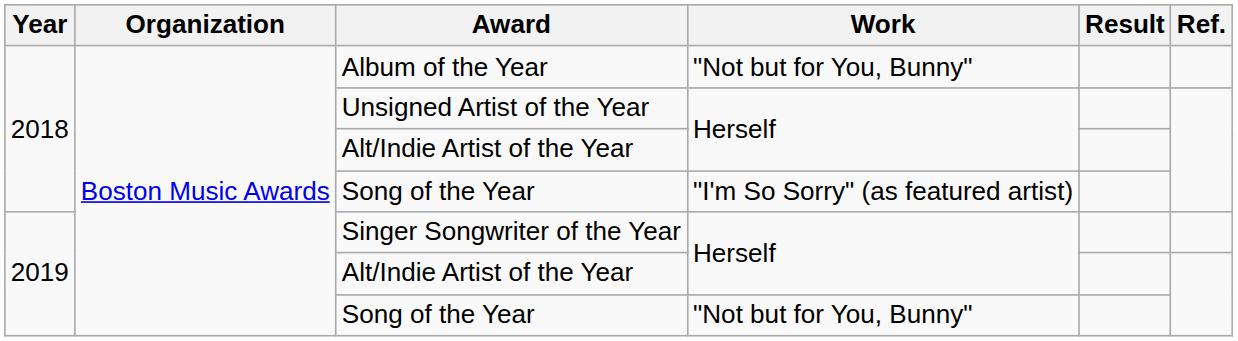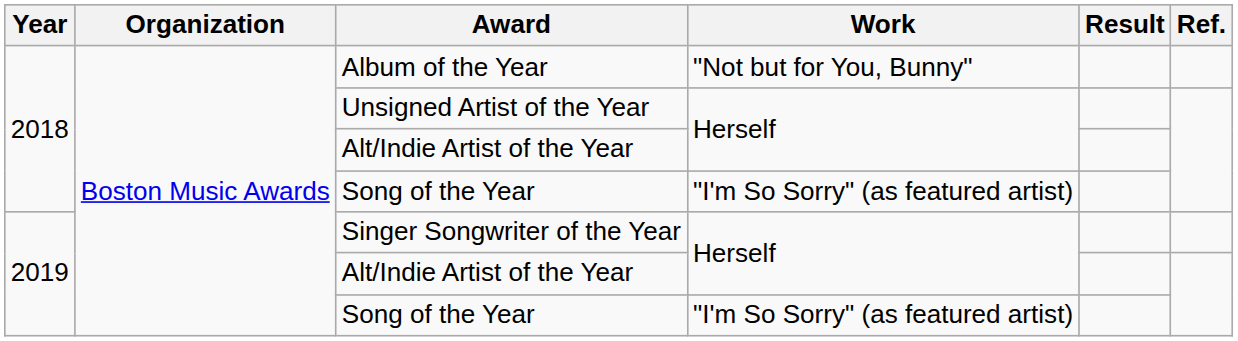(833, 314) "Not but for You, Bunny" -> (883, 314) "I'm So Sorry" (as featured artist)
